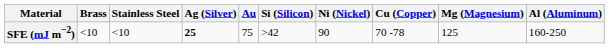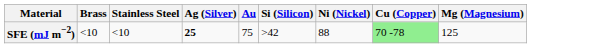- column: (565, 13)
(324, 32) 90 -> (324, 32) 88
(390, 32) no background -> (390, 32) lightgreen background
